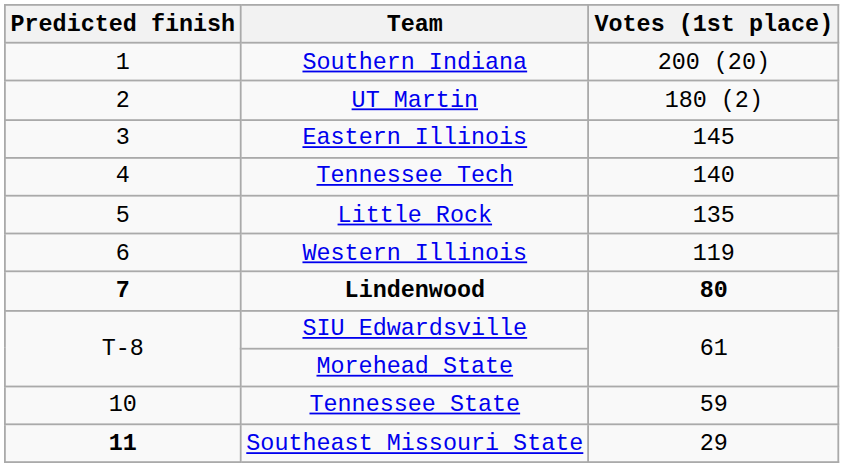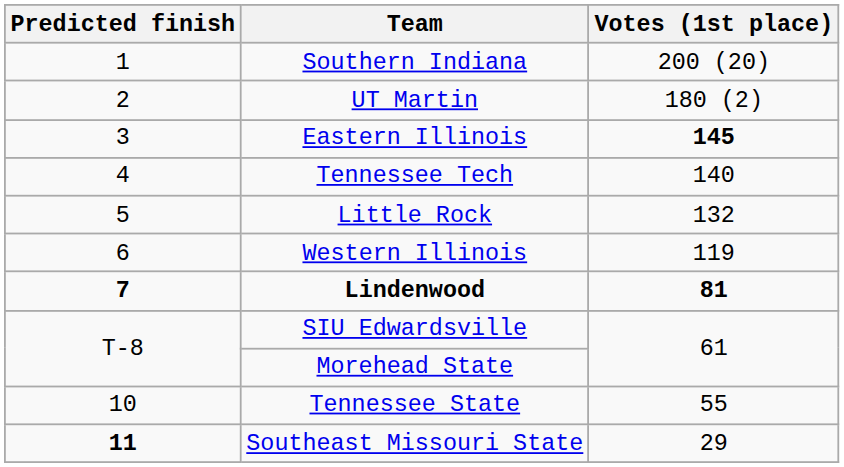(714, 138) normal -> (714, 138) bold
(714, 215) 135 -> (714, 215) 132
(714, 291) 80 -> (714, 291) 81
(714, 405) 59 -> (714, 405) 55
